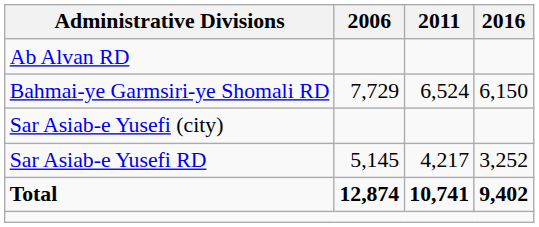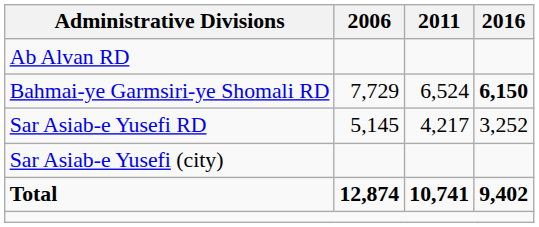(504, 90) normal -> (504, 90) bold
rows swapped: (108, 159) <-> (117, 125)
